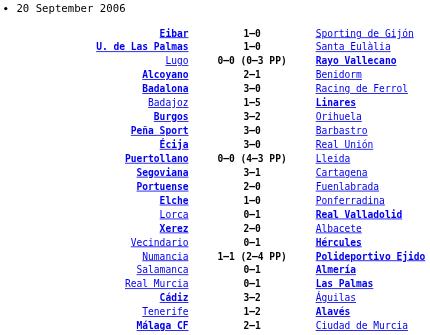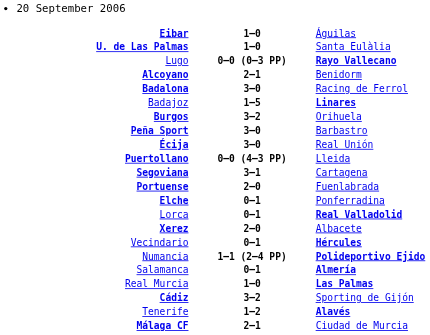(365, 33) Sporting de Gijón -> (336, 33) Águilas
(252, 200) 1–0 -> (252, 200) 0–1
(252, 284) 0–1 -> (252, 284) 1–0
(336, 298) Águilas -> (365, 298) Sporting de Gijón
